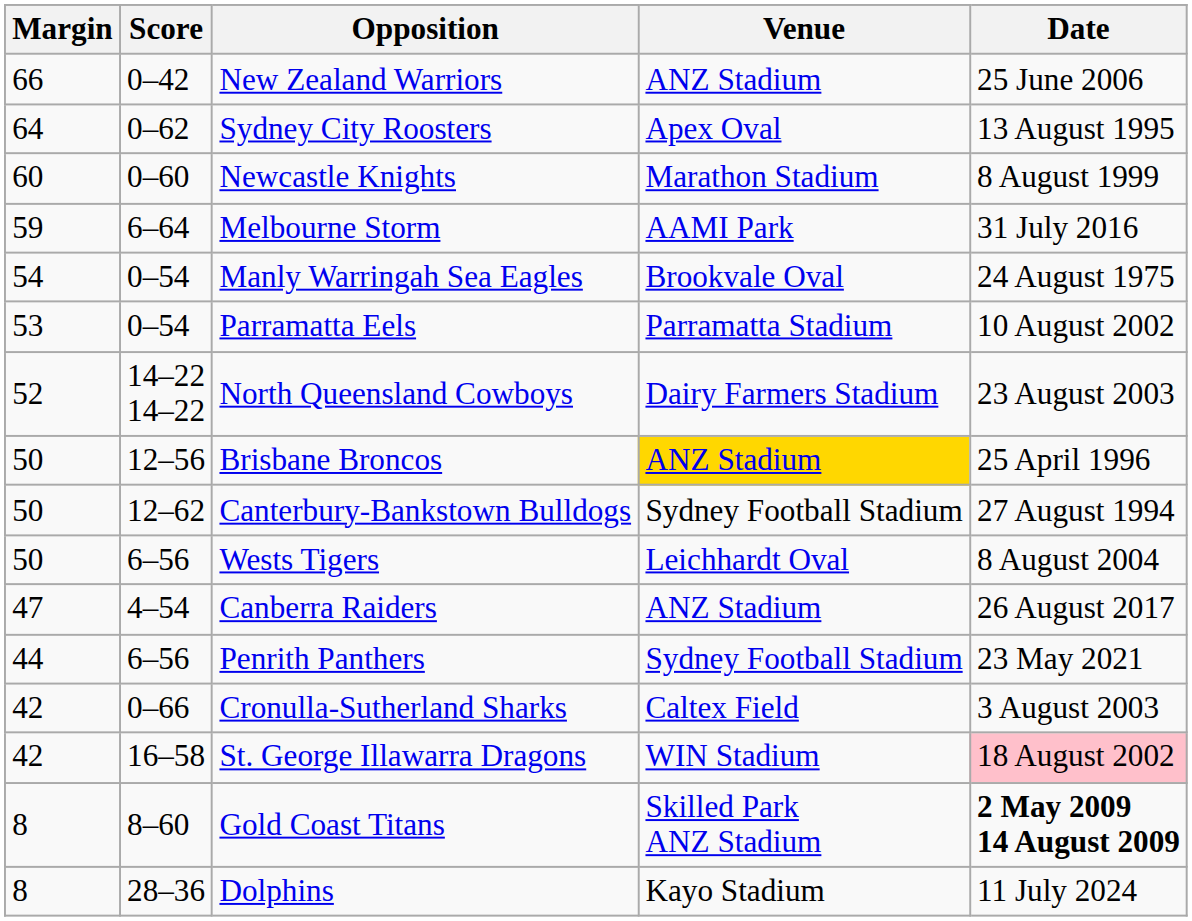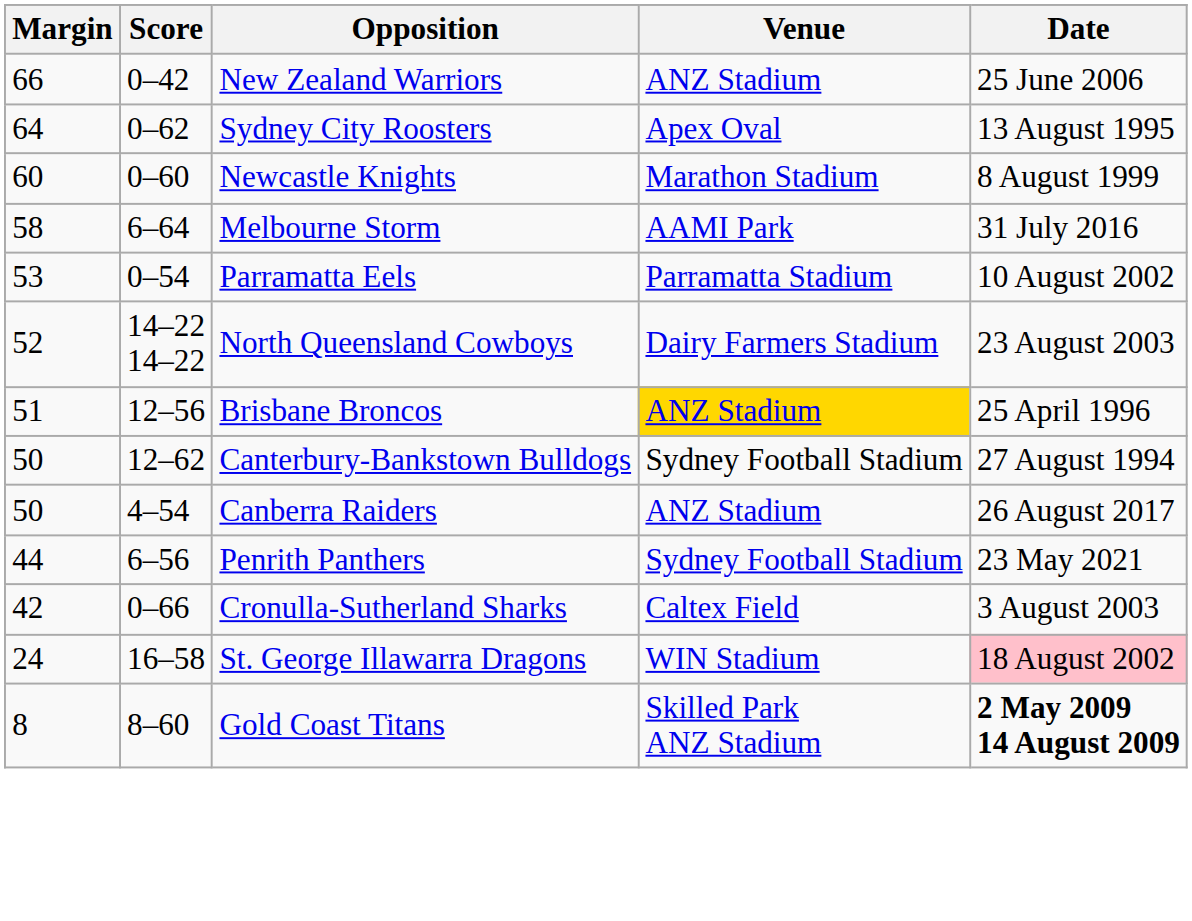(28, 227) 59 -> (28, 227) 58
- row: (401, 276)
(28, 460) 50 -> (28, 410) 51
- row: (299, 559)
(28, 608) 47 -> (28, 509) 50
(28, 757) 42 -> (28, 658) 24
- row: (277, 891)
